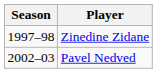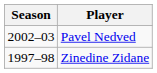rows swapped: (105, 36) <-> (98, 57)
